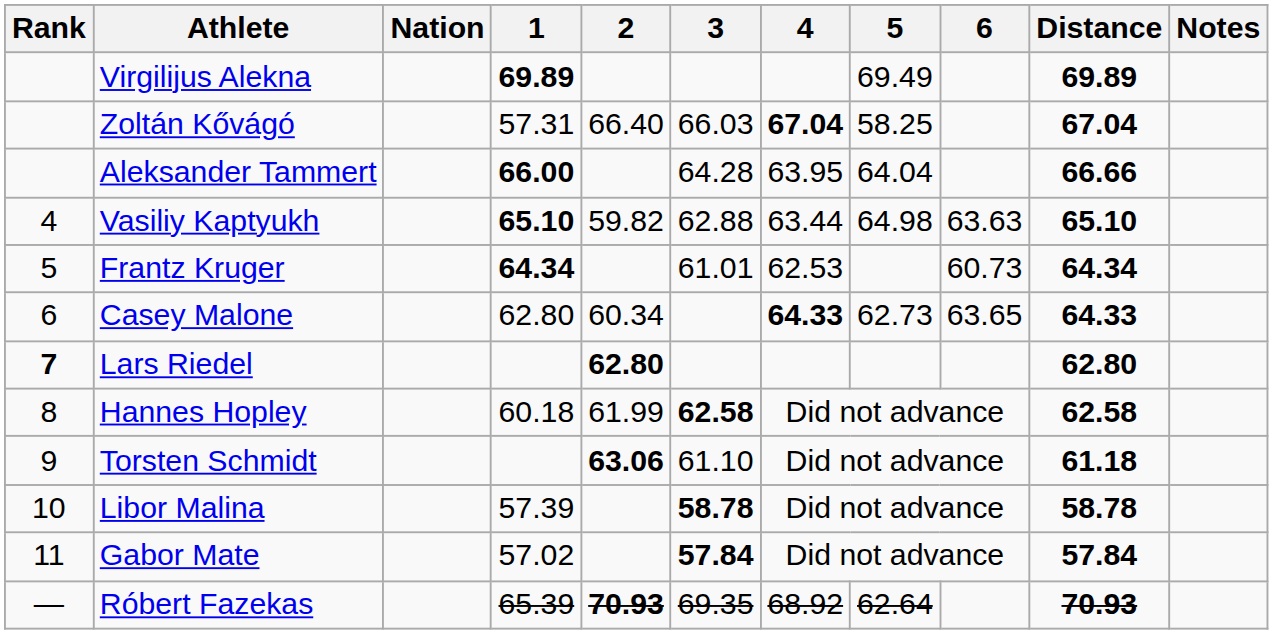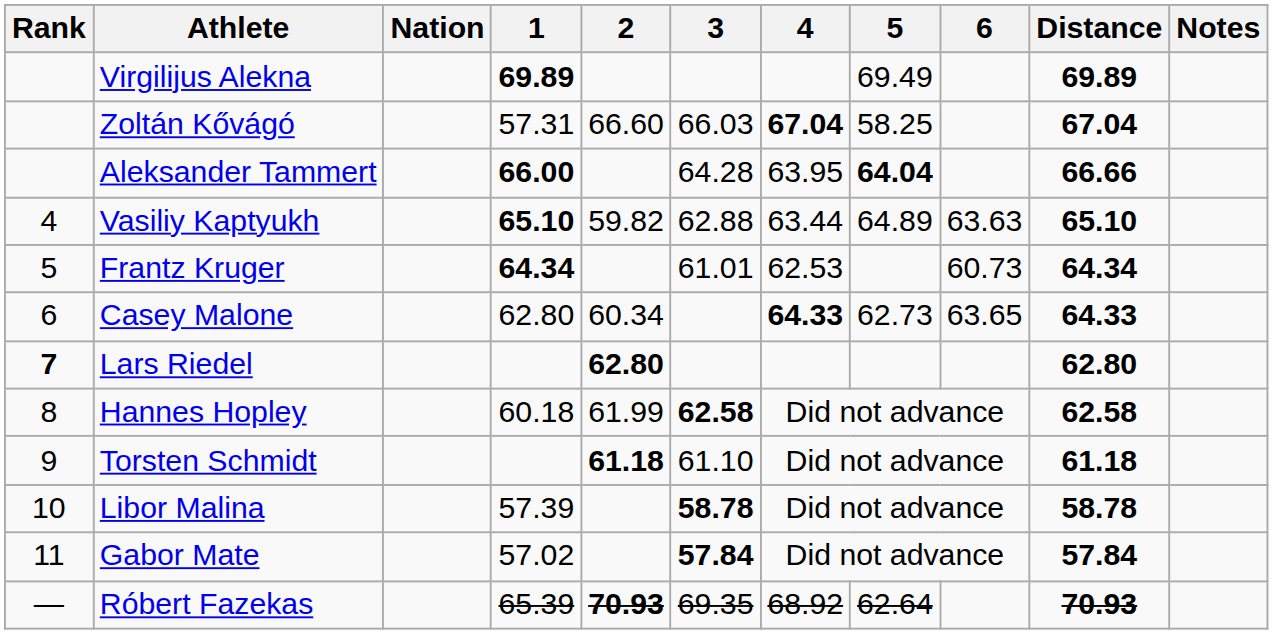(626, 124) 66.40 -> (626, 124) 66.60
(895, 172) normal -> (895, 172) bold
(895, 220) 64.98 -> (895, 220) 64.89
(626, 460) 63.06 -> (626, 460) 61.18
